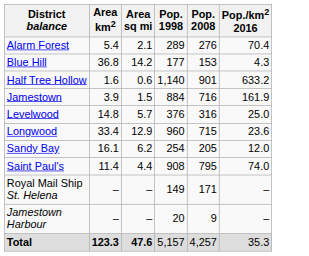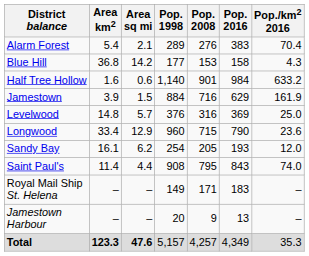+ column: (235, 20)
